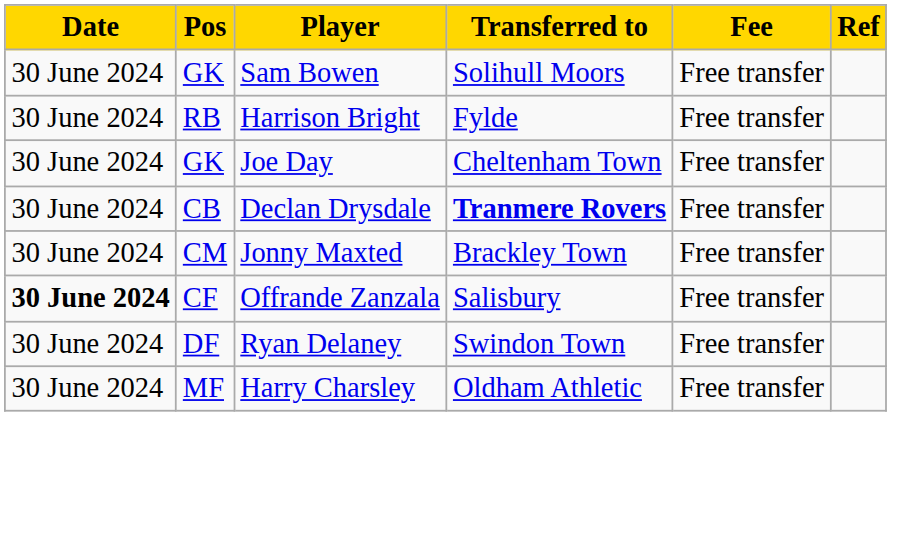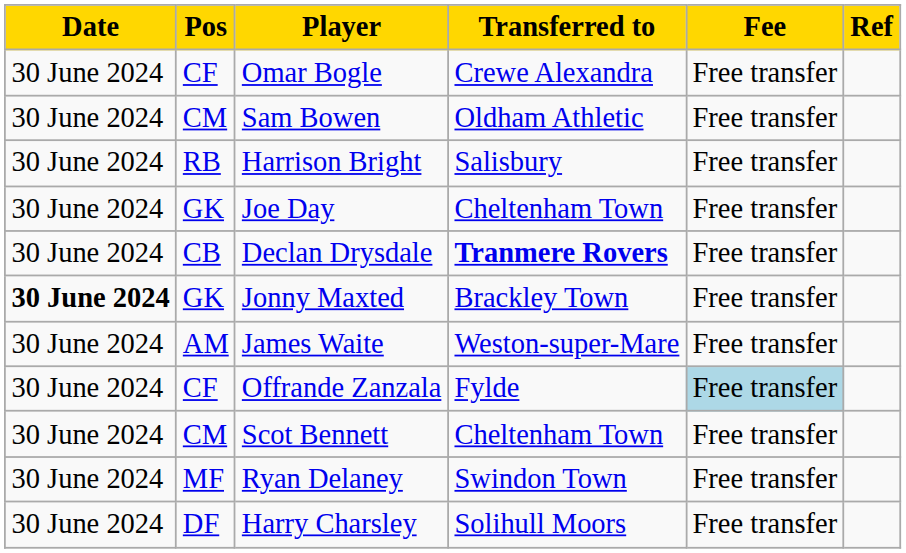+ row: (312, 72)
(203, 72) GK -> (205, 117) CM
(539, 72) Solihull Moors -> (549, 117) Oldham Athletic
(485, 117) Fylde -> (508, 162) Salisbury
(87, 252) normal -> (91, 298) bold
(205, 252) CM -> (203, 298) GK
+ row: (313, 343)
(91, 298) bold -> (87, 388) normal
(507, 298) Salisbury -> (487, 388) Fylde
(752, 298) no background -> (765, 388) lightblue background
+ row: (315, 433)
(201, 343) DF -> (203, 478) MF
(203, 388) MF -> (201, 523) DF
(547, 388) Oldham Athletic -> (540, 523) Solihull Moors
